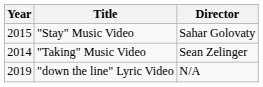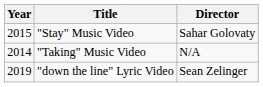(213, 52) Sean Zelinger -> (190, 52) N/A
(190, 71) N/A -> (213, 71) Sean Zelinger
